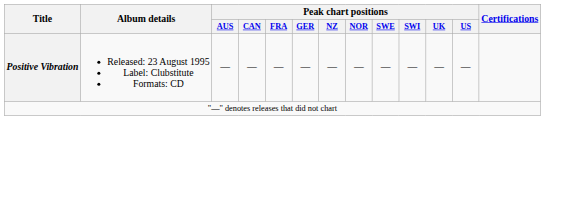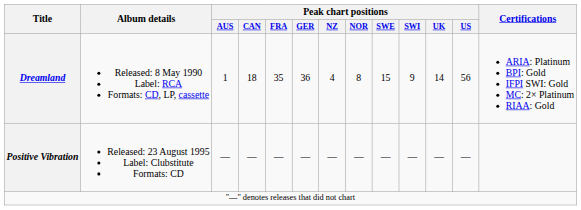+ row: (42, 78)
